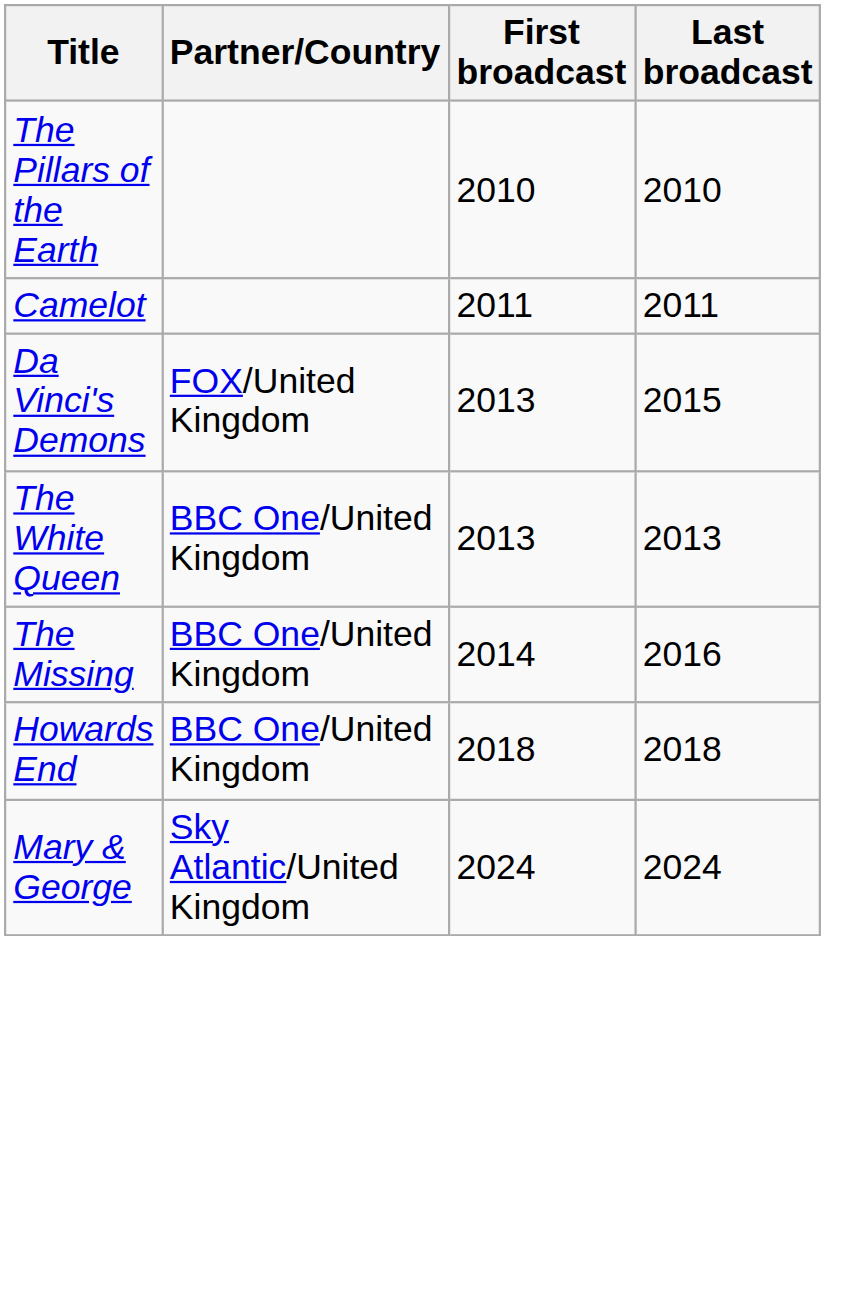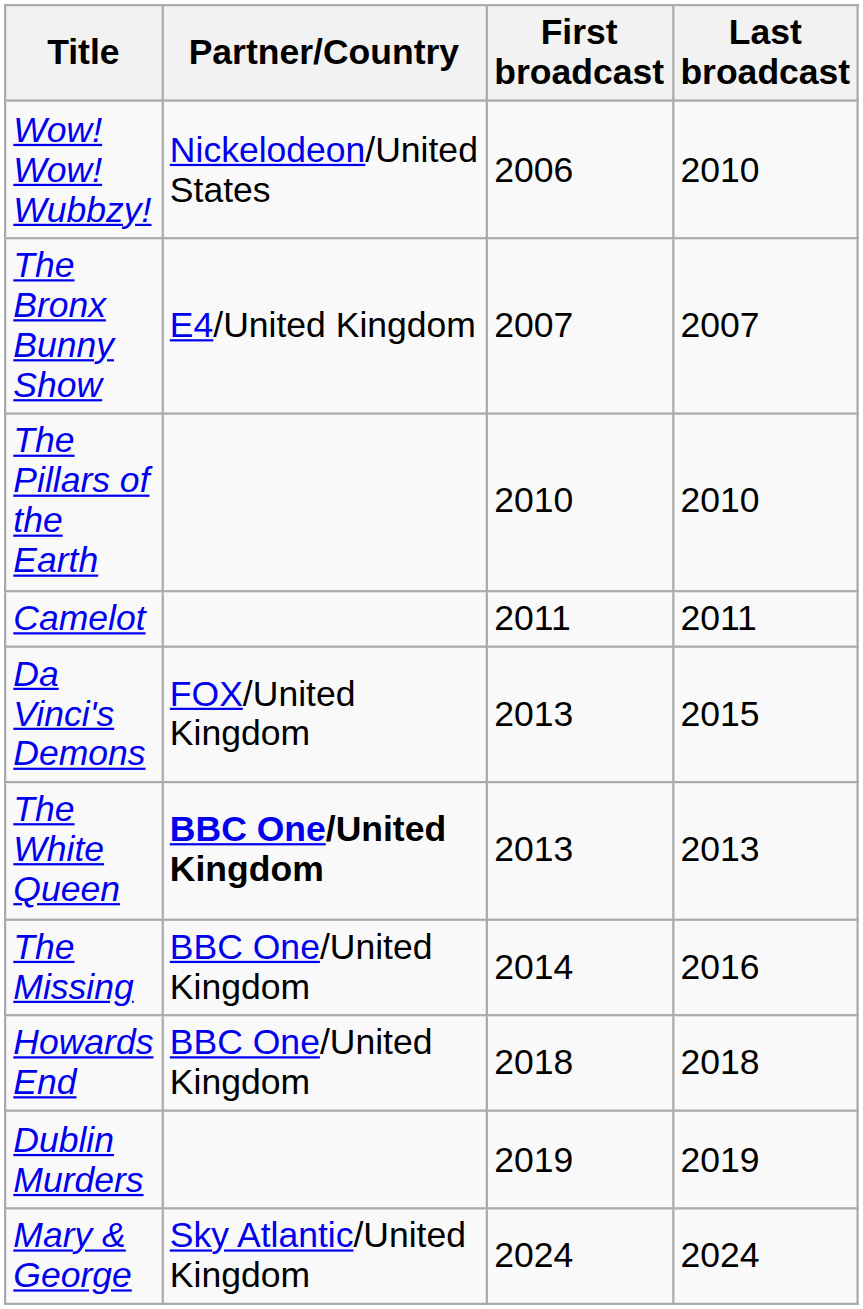+ row: (82, 168)
+ row: (64, 325)
(301, 537) normal -> (308, 850) bold
+ row: (78, 1159)
